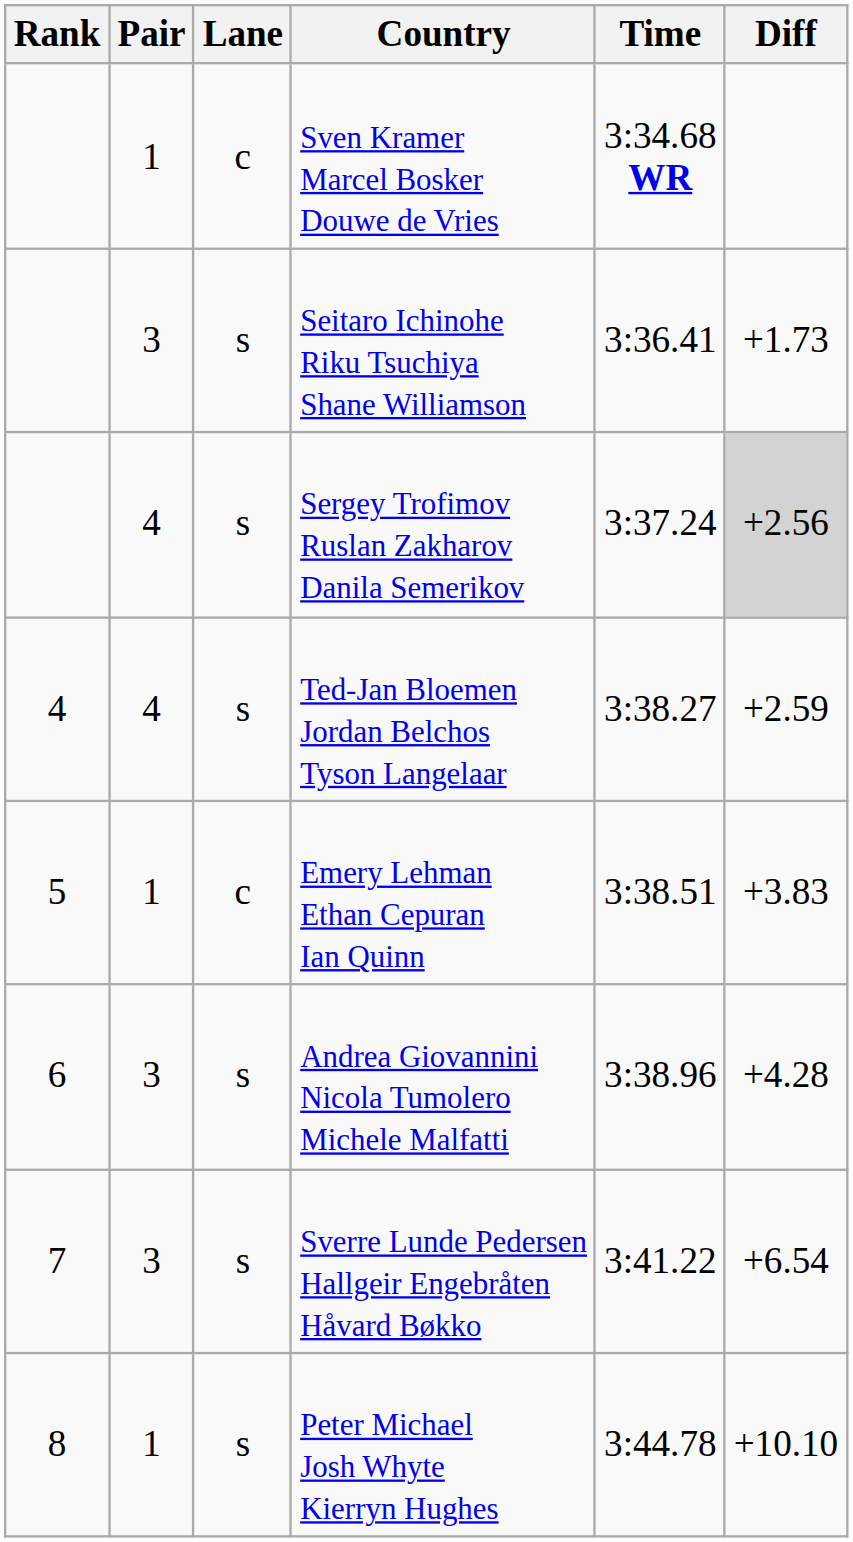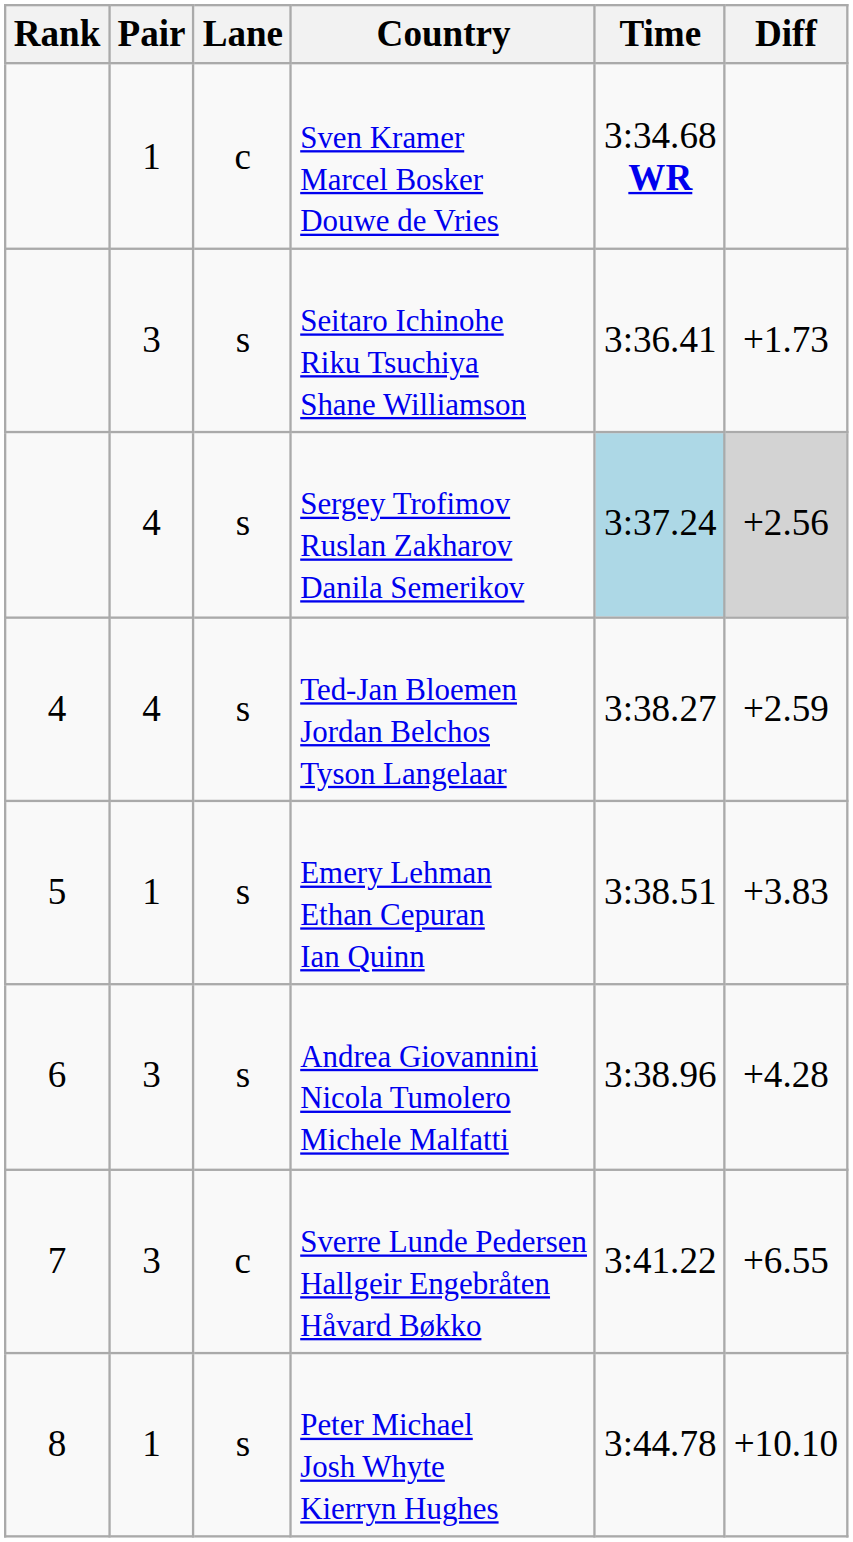(660, 523) no background -> (660, 523) lightblue background
(243, 892) c -> (243, 892) s
(243, 1260) s -> (243, 1260) c
(786, 1260) +6.54 -> (786, 1260) +6.55
